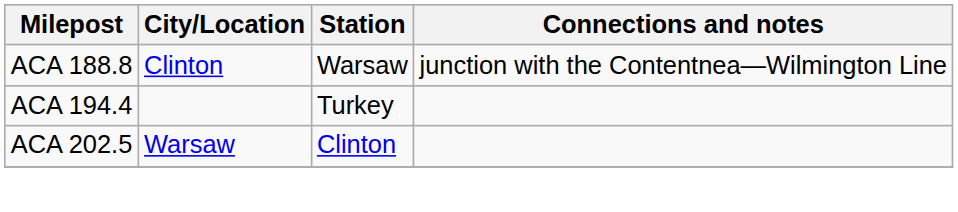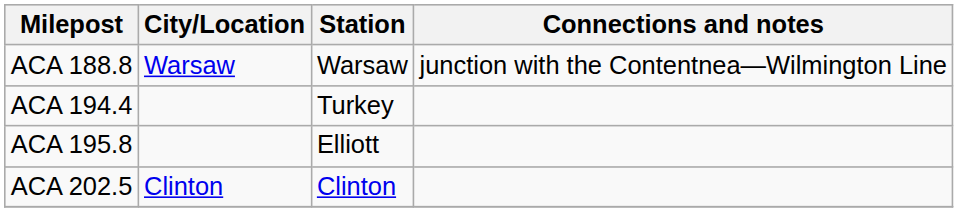(184, 65) Clinton -> (189, 65) Warsaw
+ row: (71, 145)
(189, 145) Warsaw -> (184, 186) Clinton
